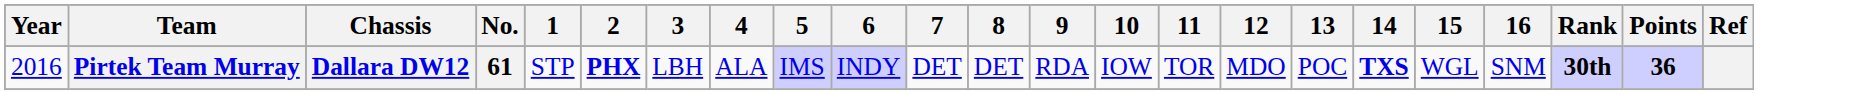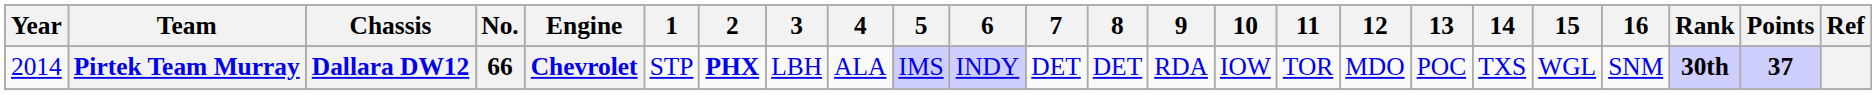+ column: (584, 25)
(36, 67) 2016 -> (36, 67) 2014
(500, 67) 61 -> (500, 67) 66
(1384, 67) bold -> (1502, 67) normal
(1663, 67) 36 -> (1781, 67) 37
